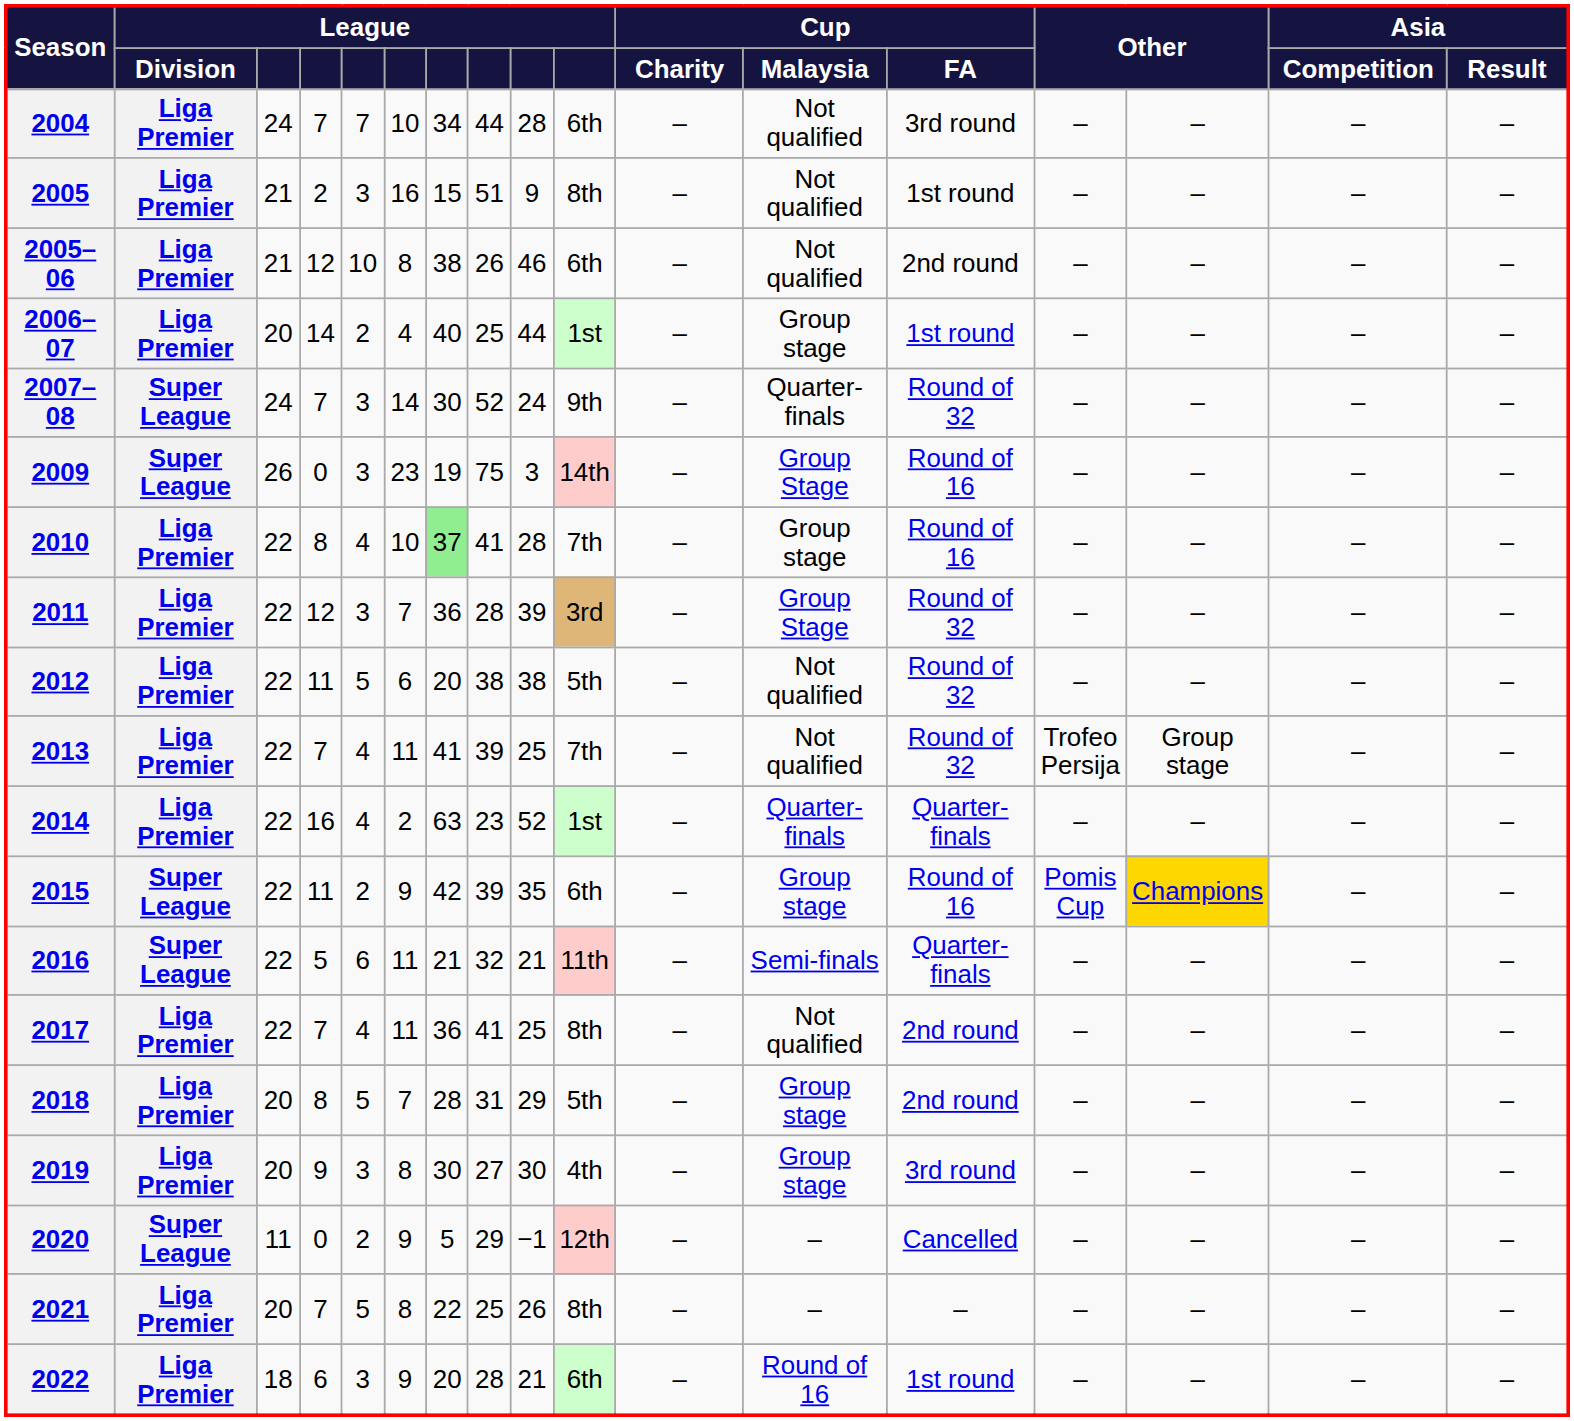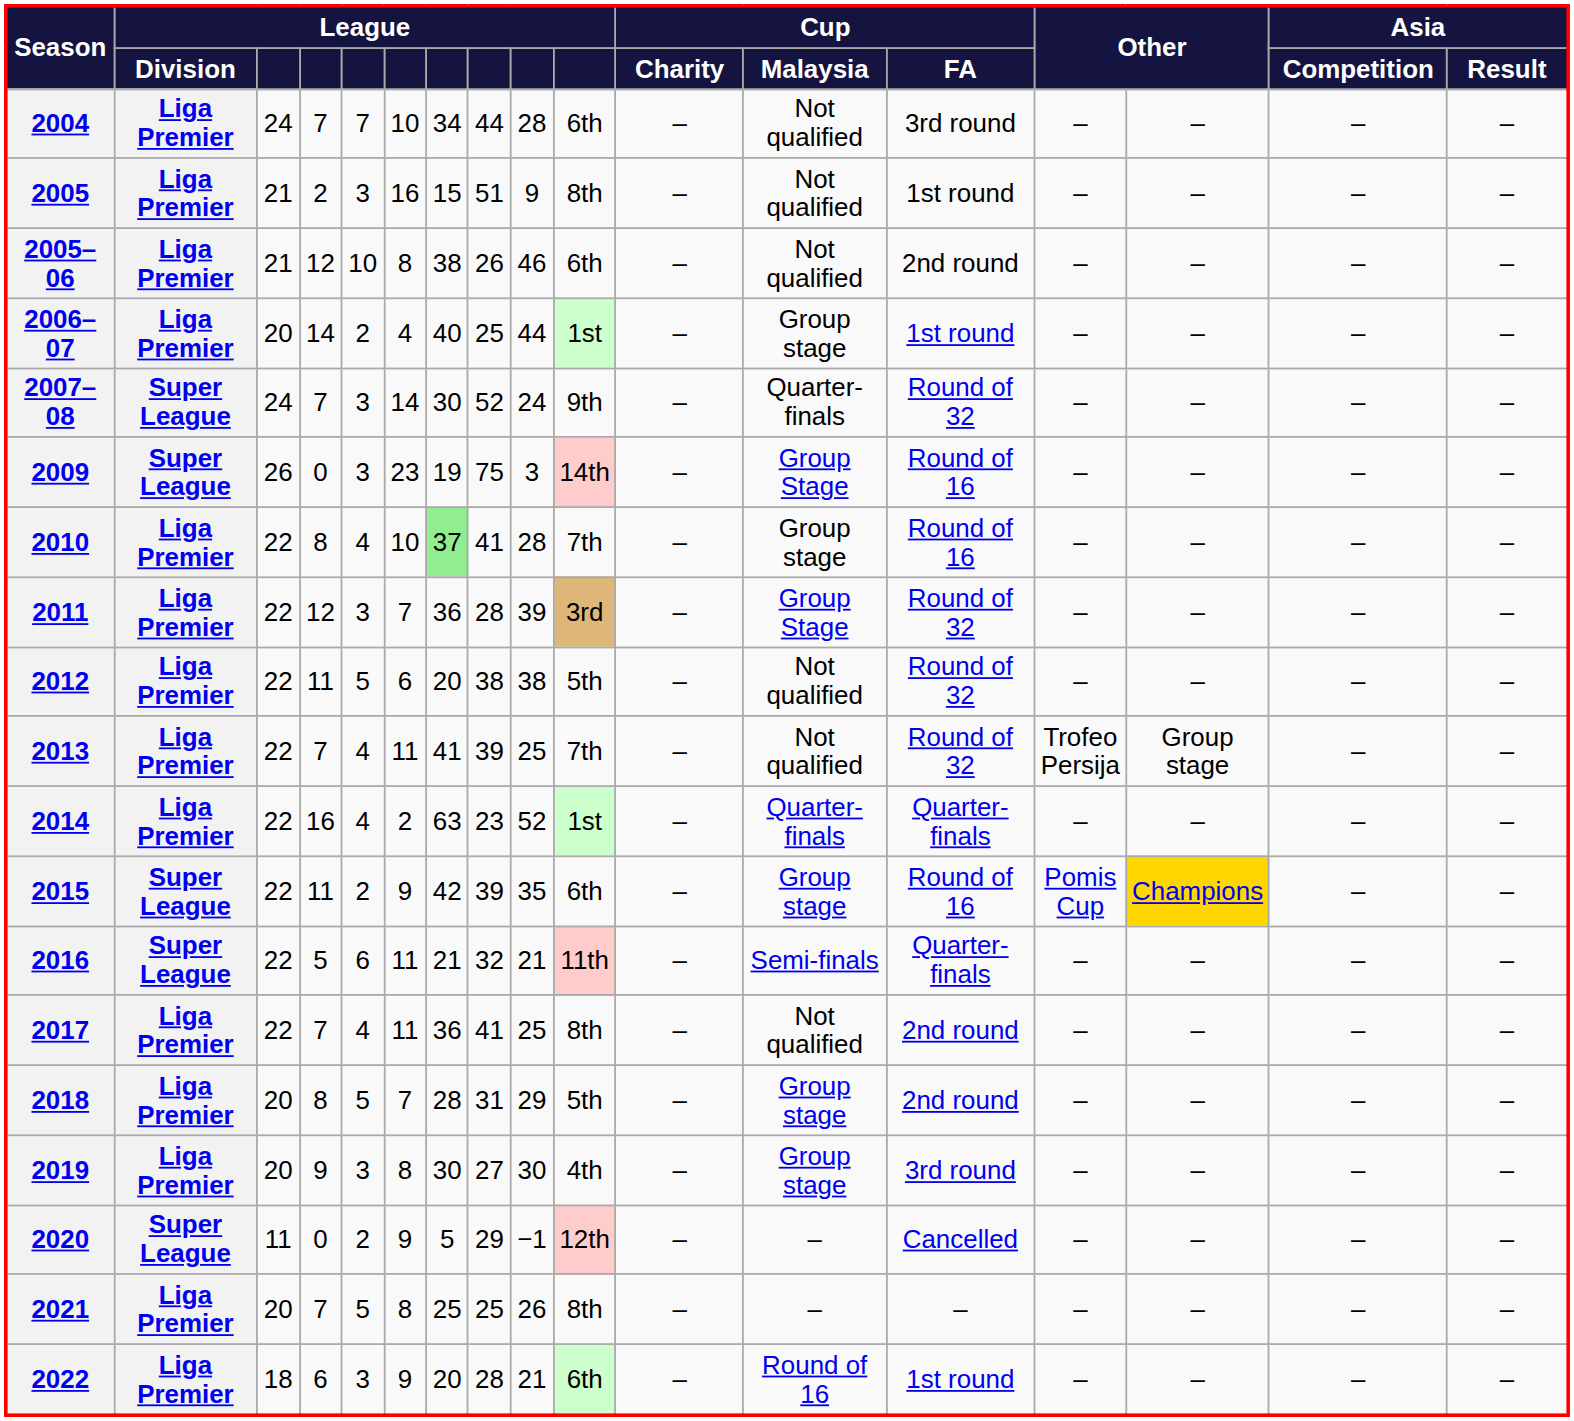(447, 1310) 22 -> (447, 1310) 25
